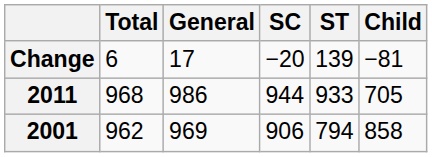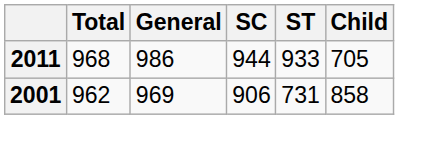- row: (52, 59)
(334, 132) 794 -> (301, 95) 731
